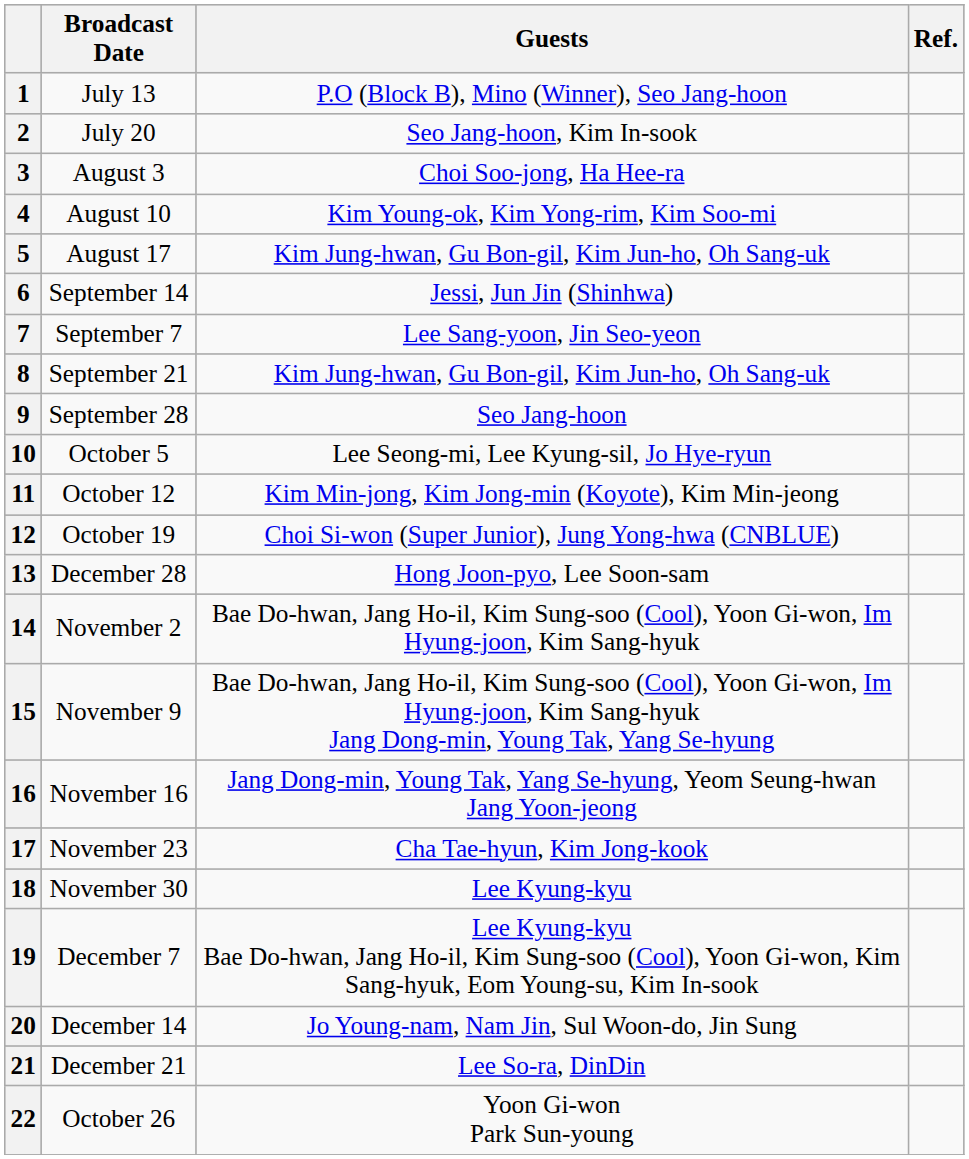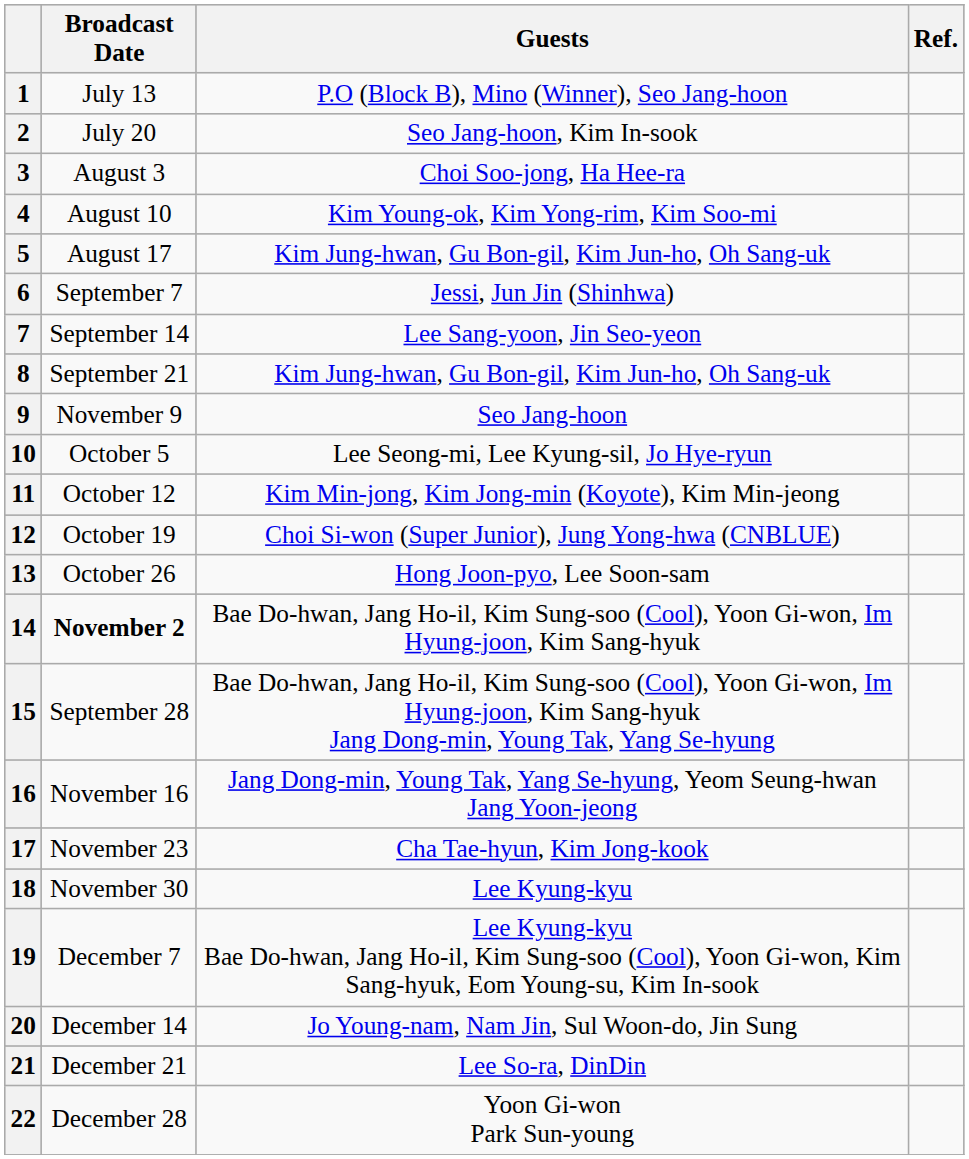(119, 293) September 14 -> (119, 293) September 7
(119, 333) September 7 -> (119, 333) September 14
(119, 413) September 28 -> (119, 413) November 9
(119, 574) December 28 -> (119, 574) October 26
(119, 628) normal -> (119, 628) bold
(119, 711) November 9 -> (119, 711) September 28
(119, 1119) October 26 -> (119, 1119) December 28
